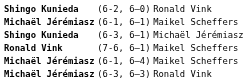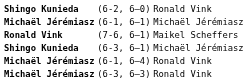(196, 22) Maikel Scheffers -> (198, 22) Michaël Jérémiasz
rows swapped: (124, 35) <-> (124, 48)
(196, 61) Maikel Scheffers -> (182, 61) Ronald Vink
